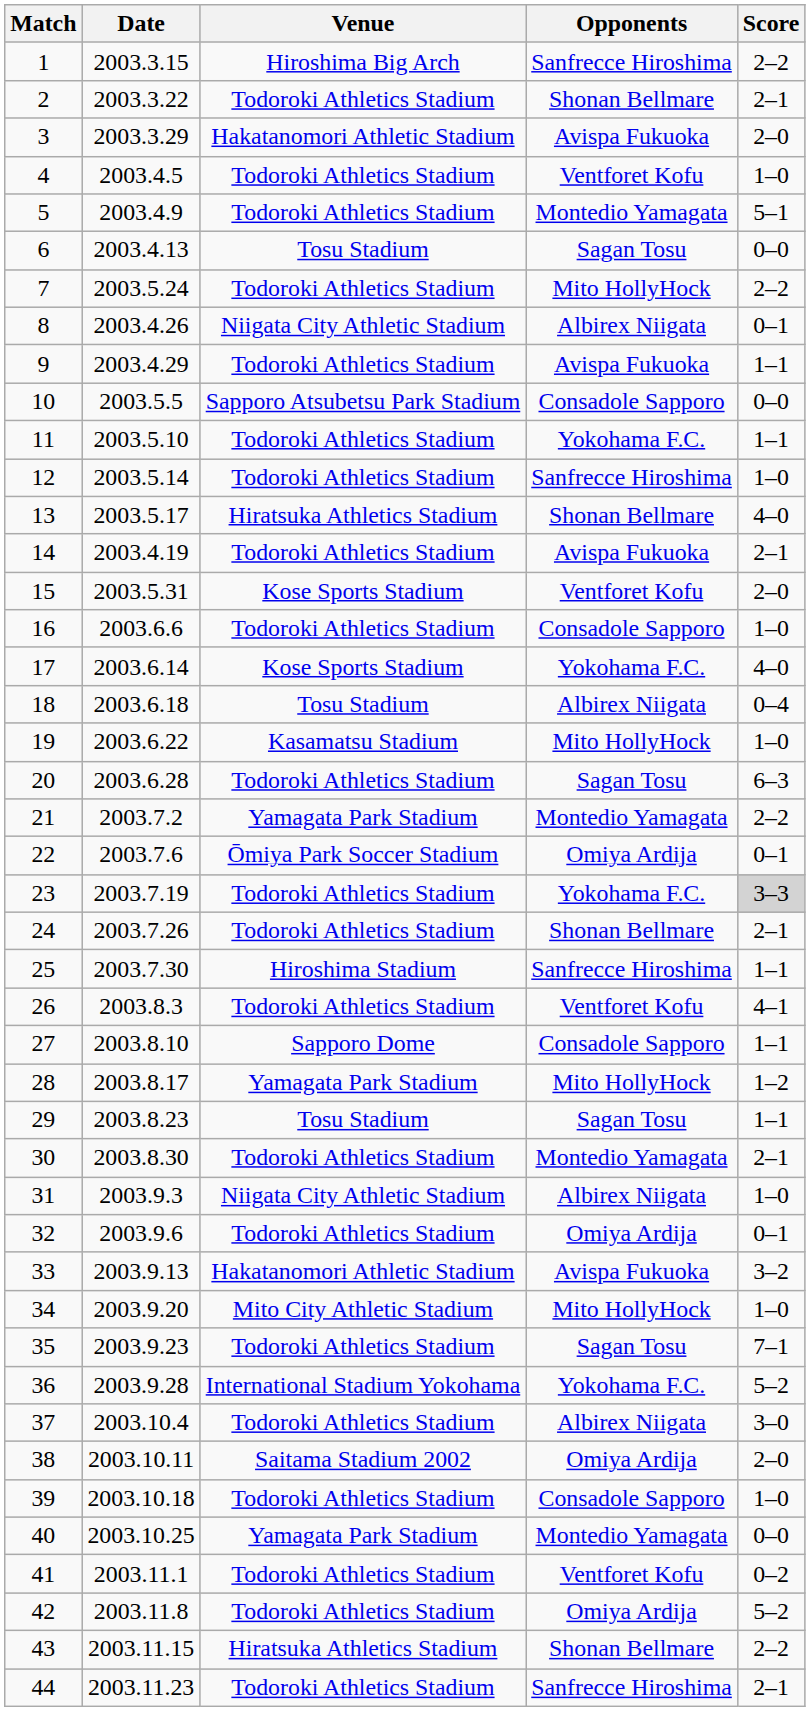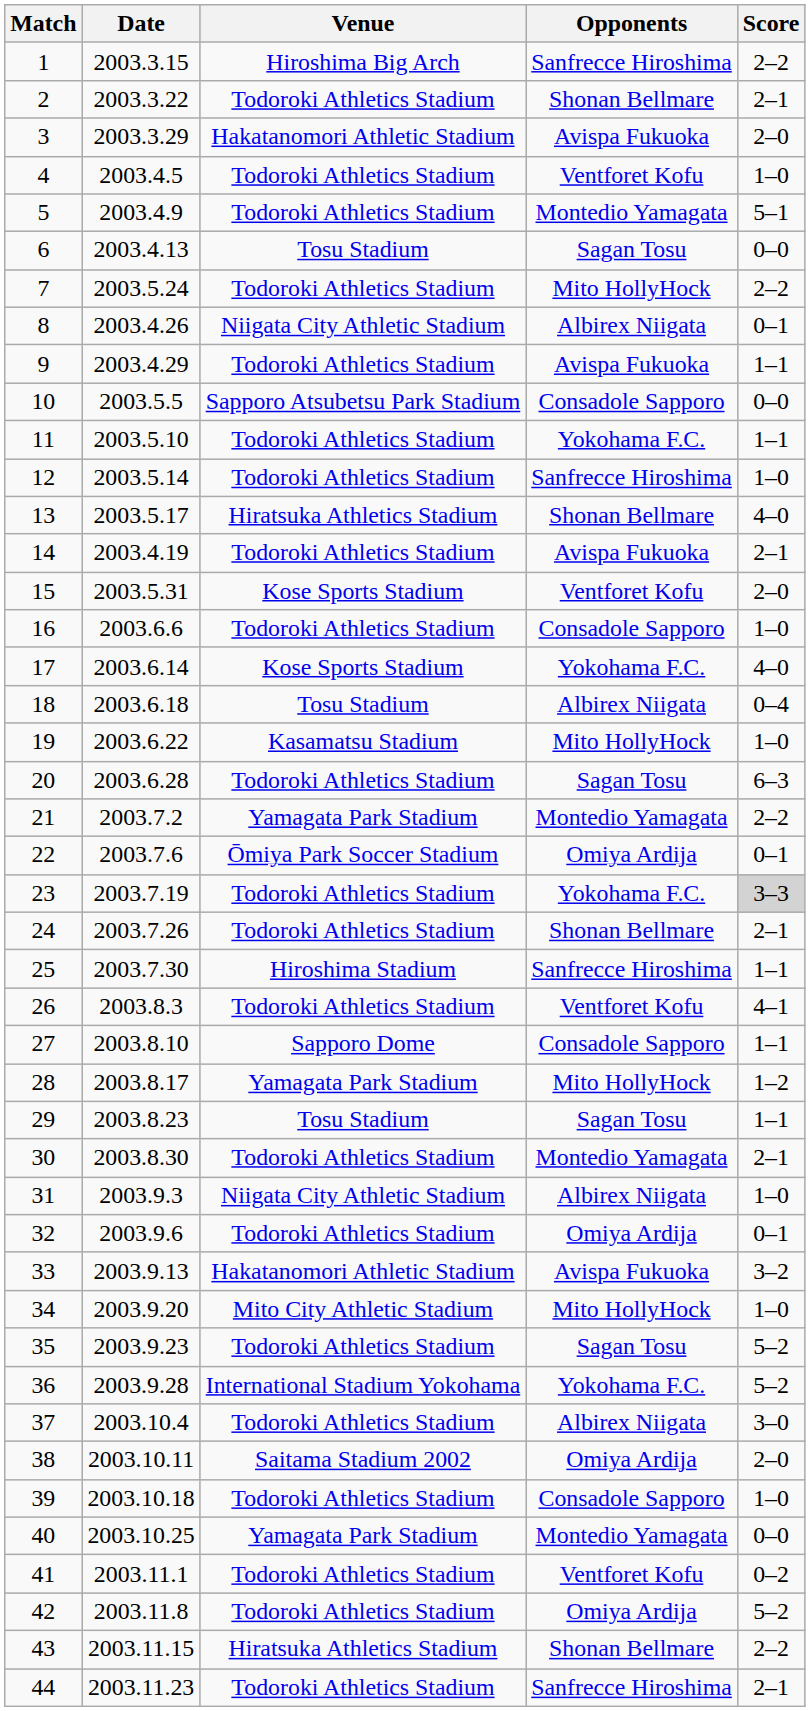(771, 1346) 7–1 -> (771, 1346) 5–2
